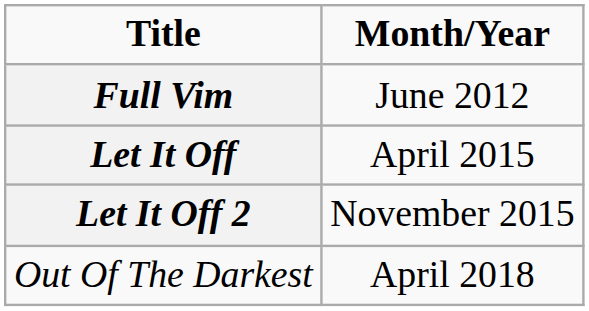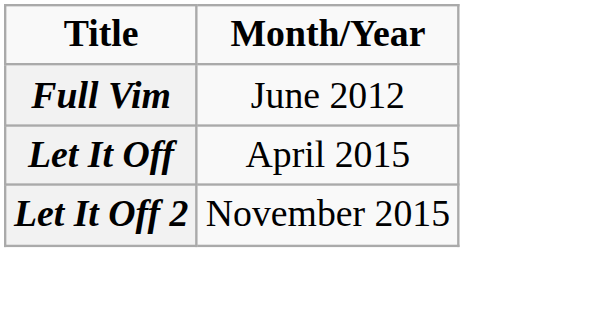- row: (163, 273)
